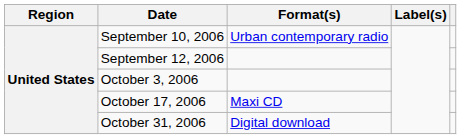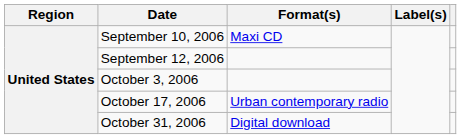(309, 36) Urban contemporary radio -> (256, 36) Maxi CD
(256, 101) Maxi CD -> (309, 101) Urban contemporary radio
